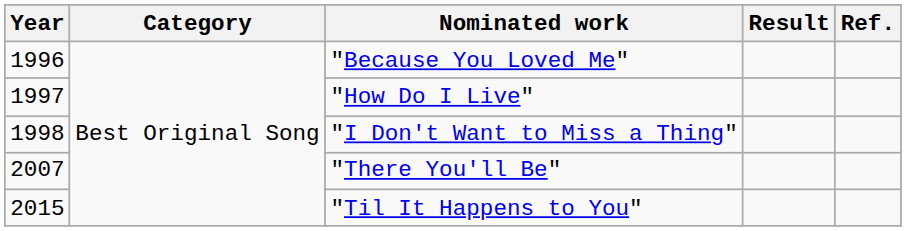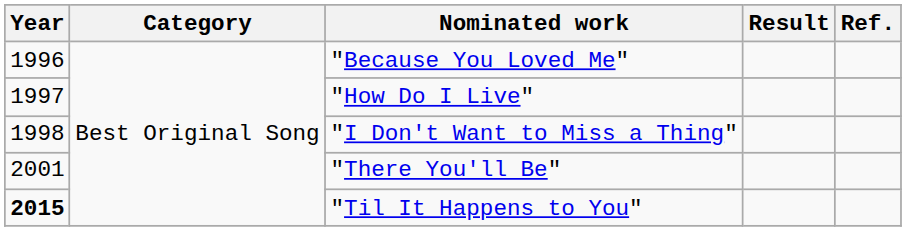(37, 171) 2007 -> (37, 171) 2001
(37, 208) normal -> (37, 208) bold
